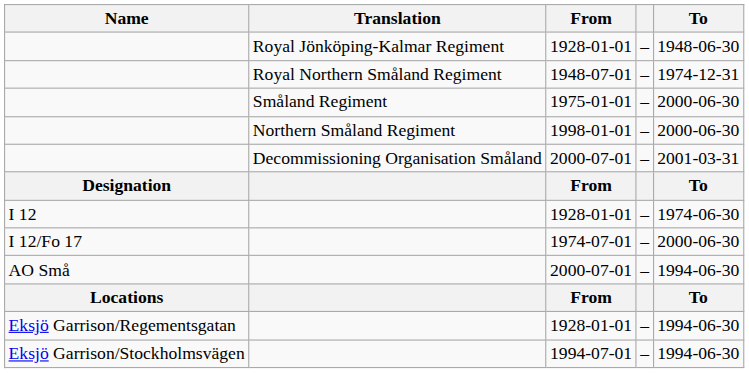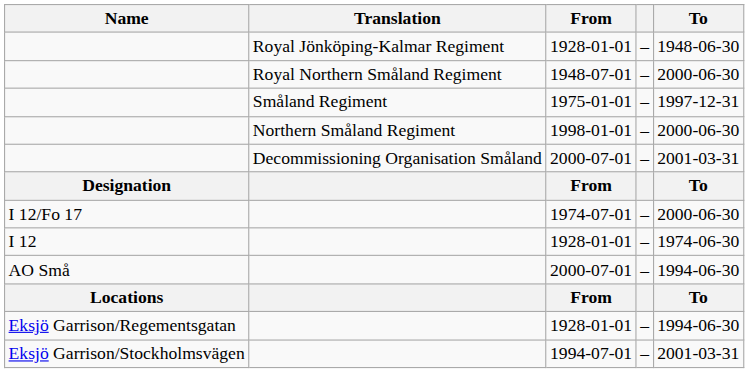(698, 74) 1974-12-31 -> (698, 74) 2000-06-30
(698, 102) 2000-06-30 -> (698, 102) 1997-12-31
rows swapped: (23, 213) <-> (45, 241)
(698, 353) 1994-06-30 -> (698, 353) 2001-03-31
